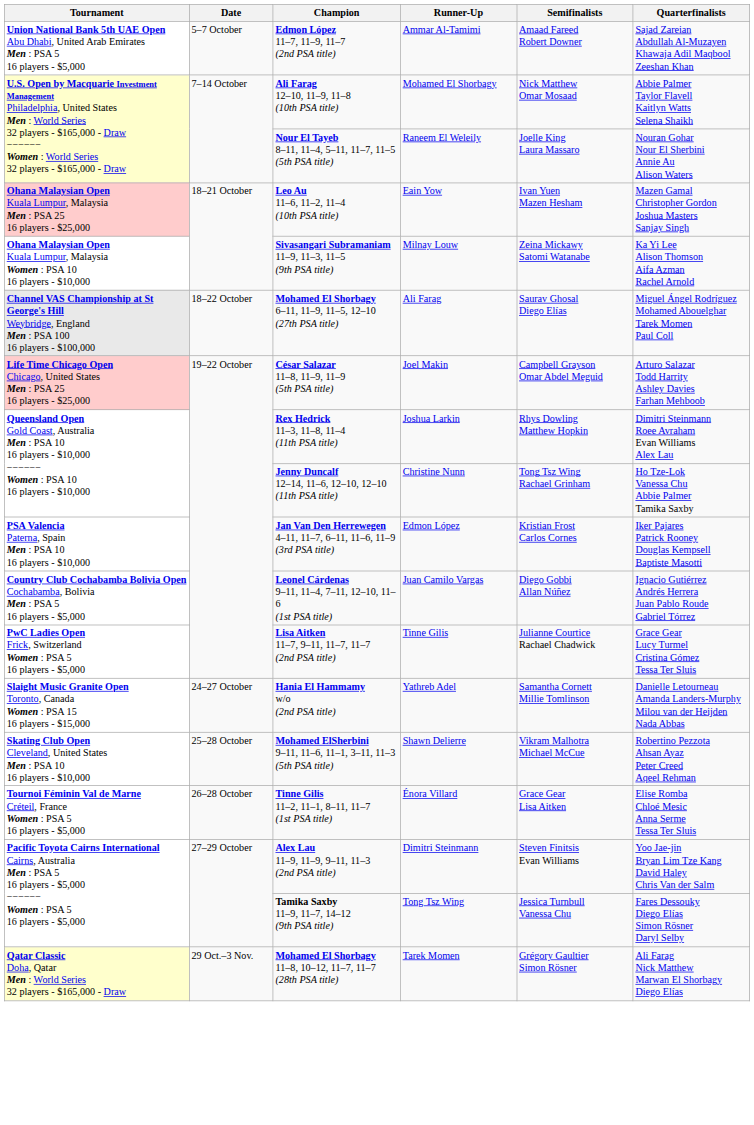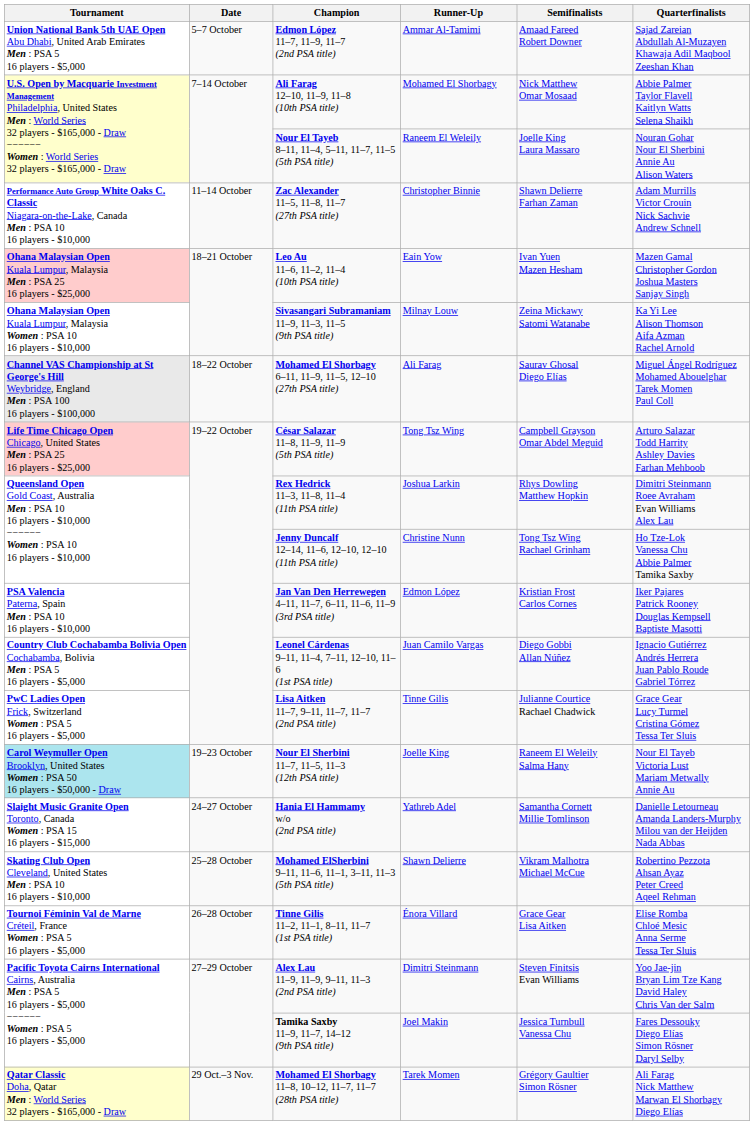+ row: (310, 203)
(425, 364) Joel Makin -> (433, 430) Tong Tsz Wing
+ row: (313, 765)
(433, 902) Tong Tsz Wing -> (425, 1021) Joel Makin
